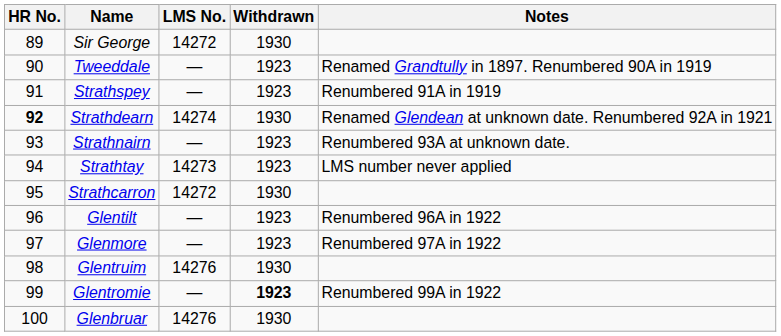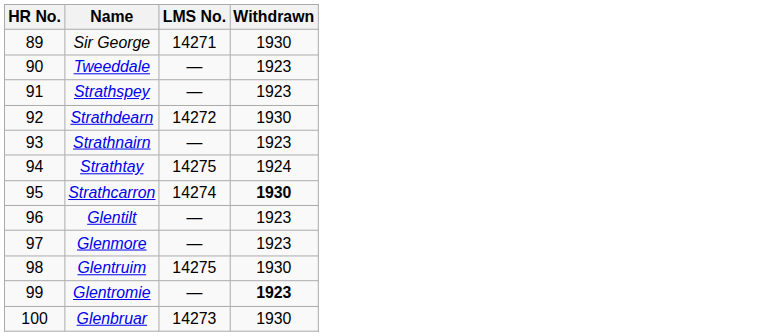- column: (547, 17)
(194, 42) 14272 -> (194, 42) 14271
(35, 117) bold -> (35, 117) normal
(194, 117) 14274 -> (194, 117) 14272
(194, 167) 14273 -> (194, 167) 14275
(274, 167) 1923 -> (274, 167) 1924
(194, 192) 14272 -> (194, 192) 14274
(274, 192) normal -> (274, 192) bold
(194, 268) 14276 -> (194, 268) 14275
(194, 318) 14276 -> (194, 318) 14273
